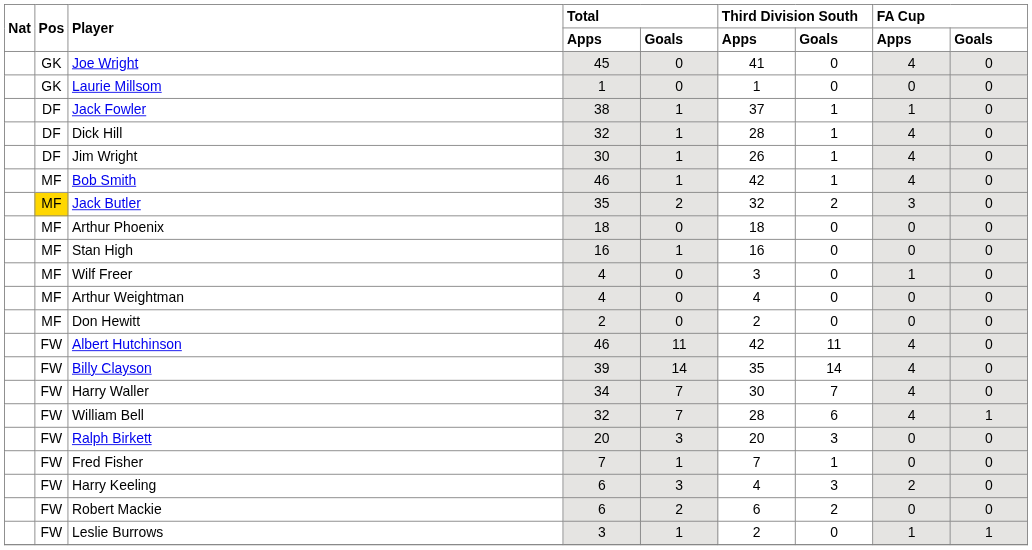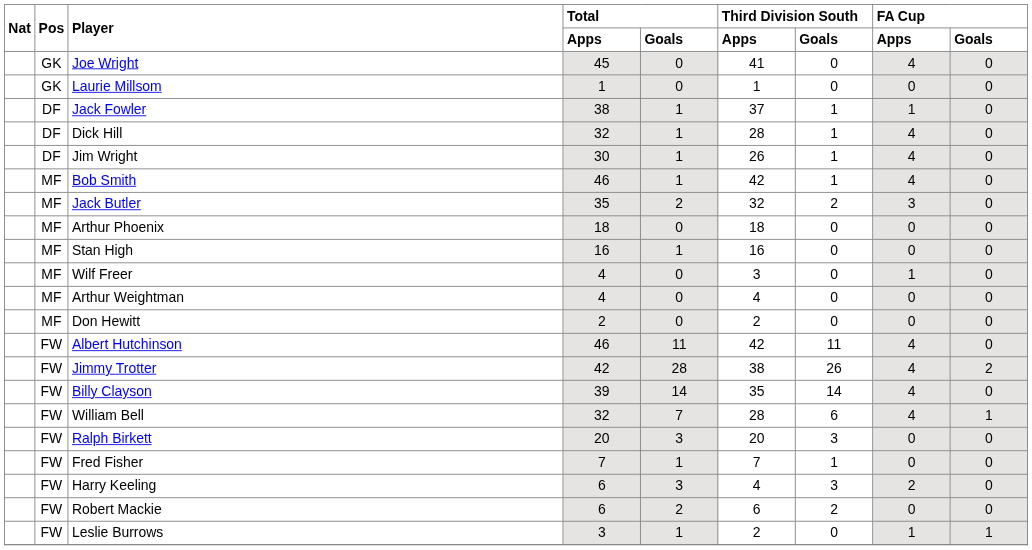(51, 204) gold background -> (51, 204) no background
+ row: (114, 368)
- row: (110, 392)
